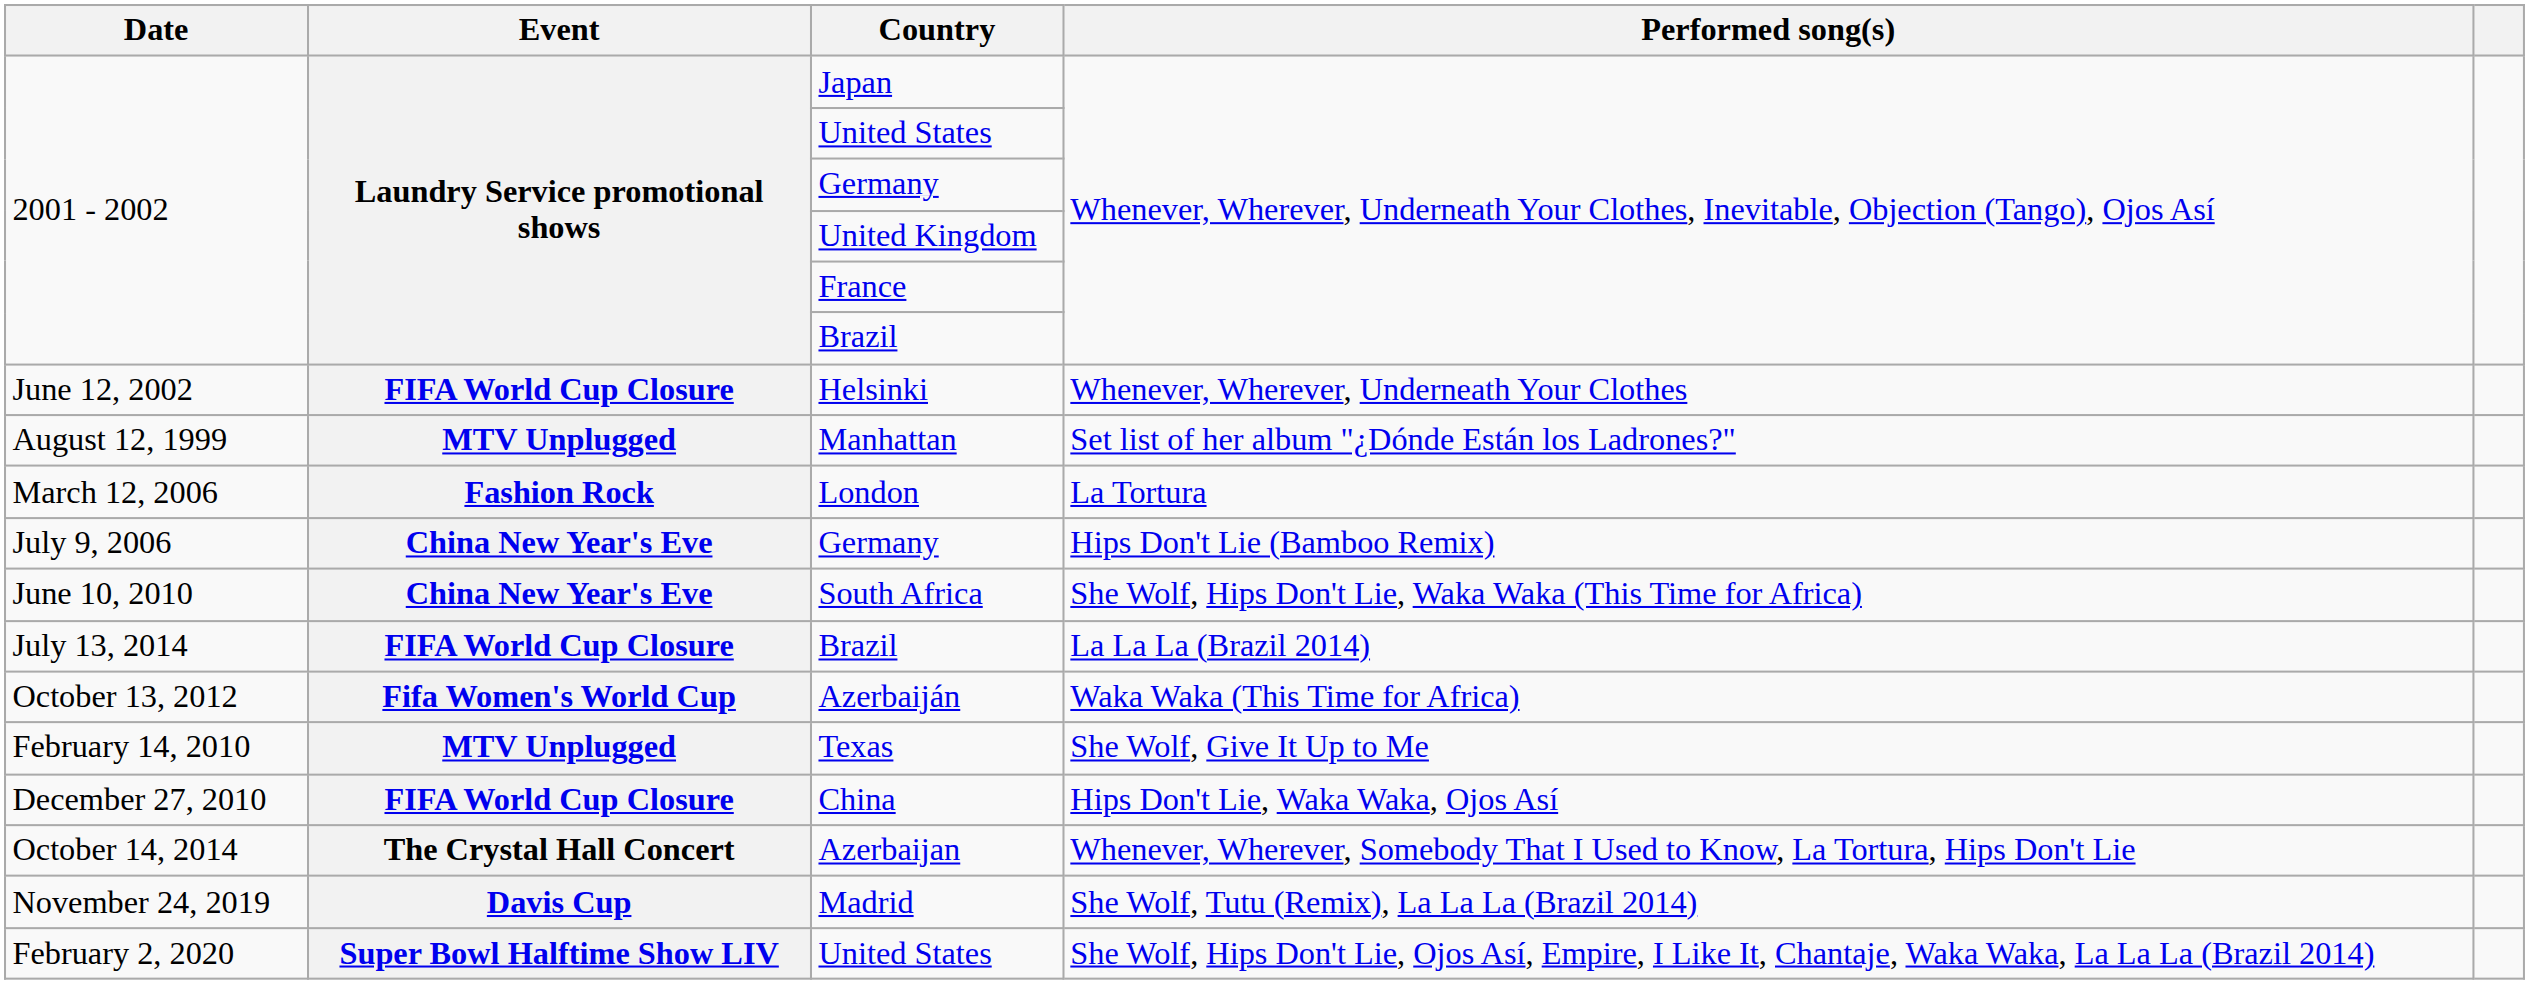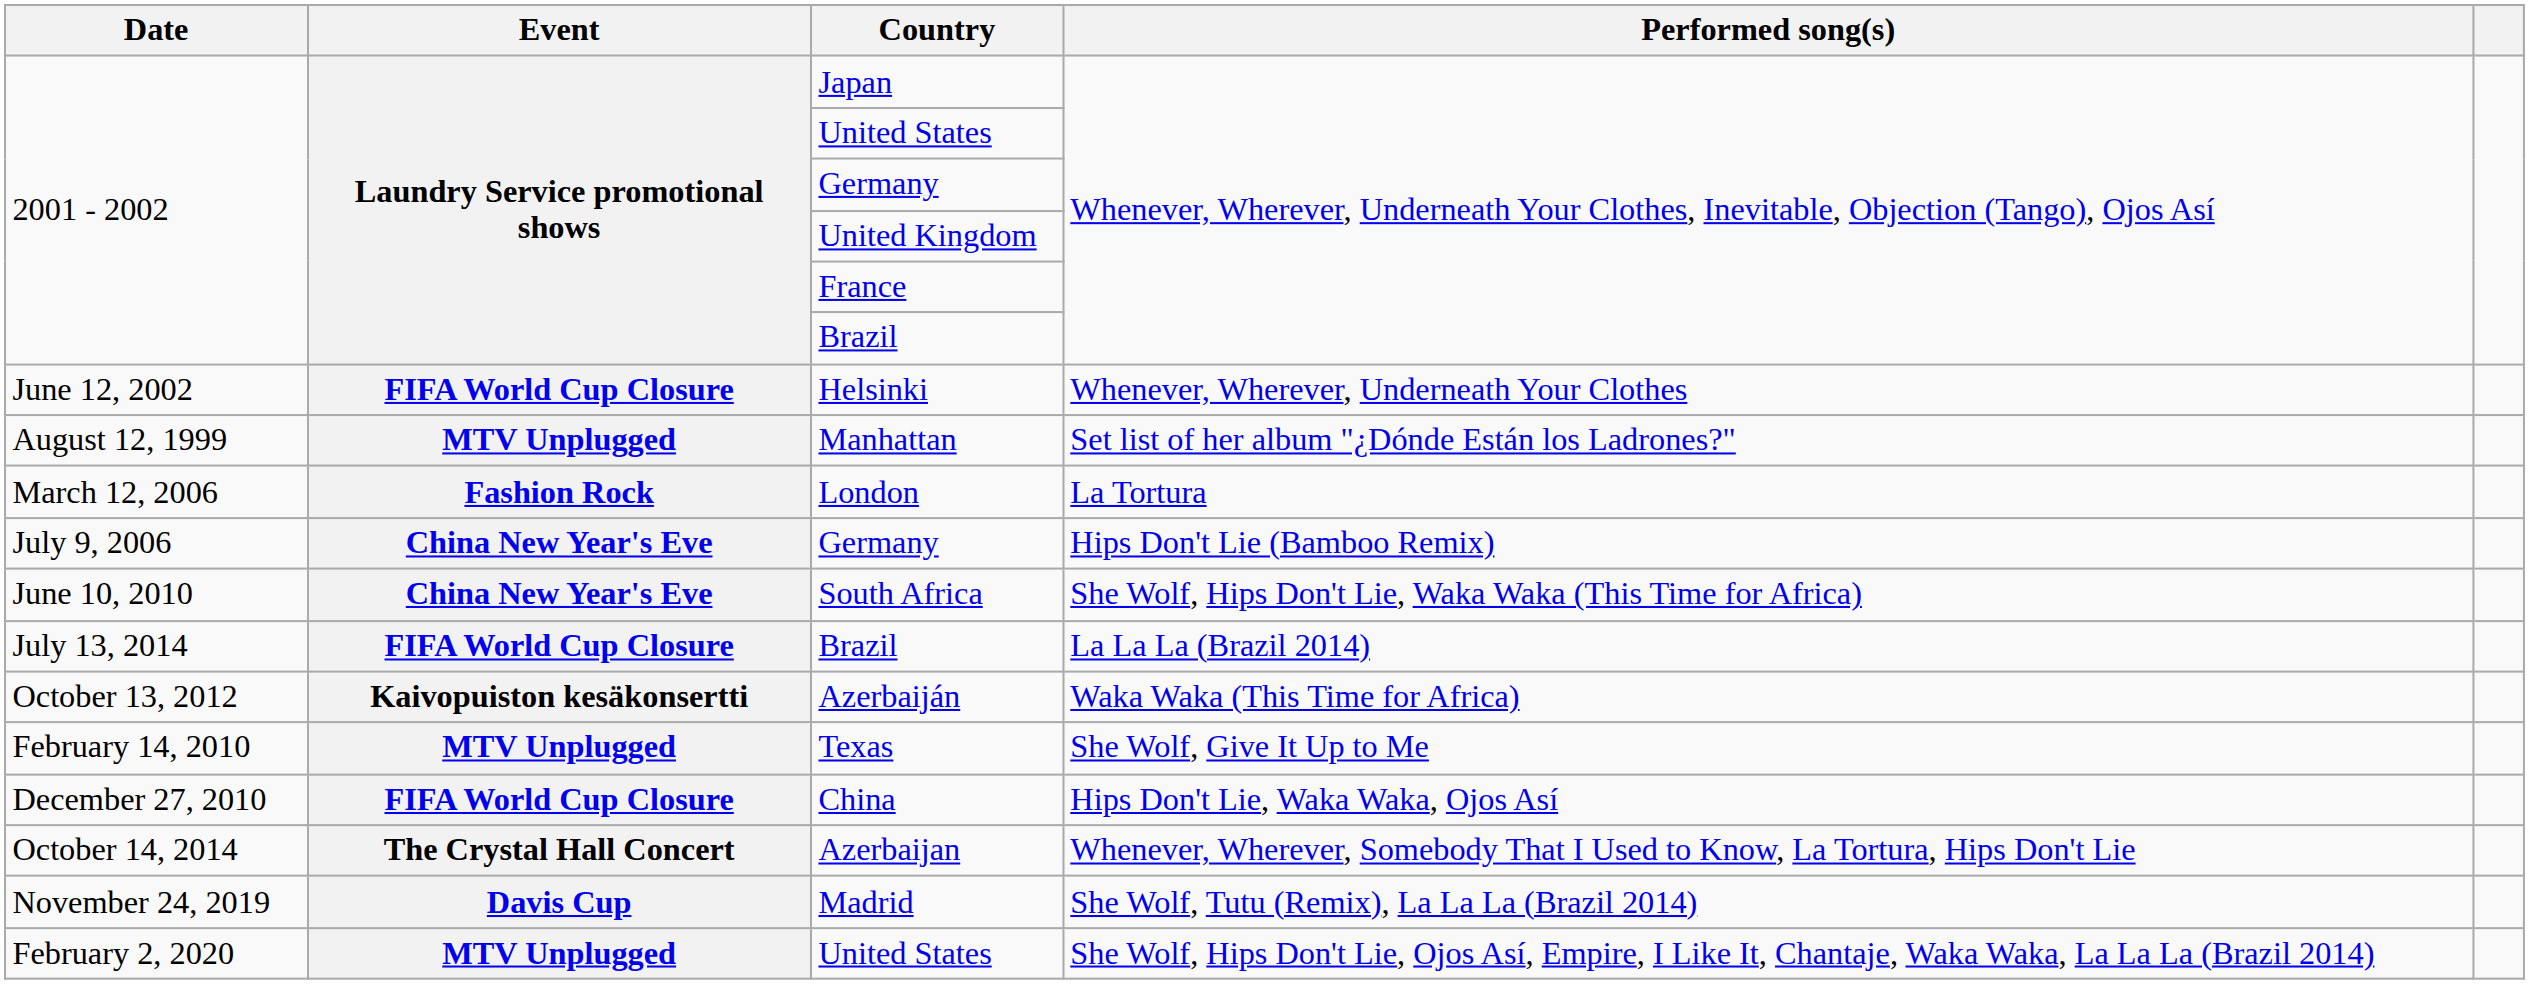(559, 696) Fifa Women's World Cup -> (559, 696) Kaivopuiston kesäkonsertti
(559, 952) Super Bowl Halftime Show LIV -> (559, 952) MTV Unplugged
